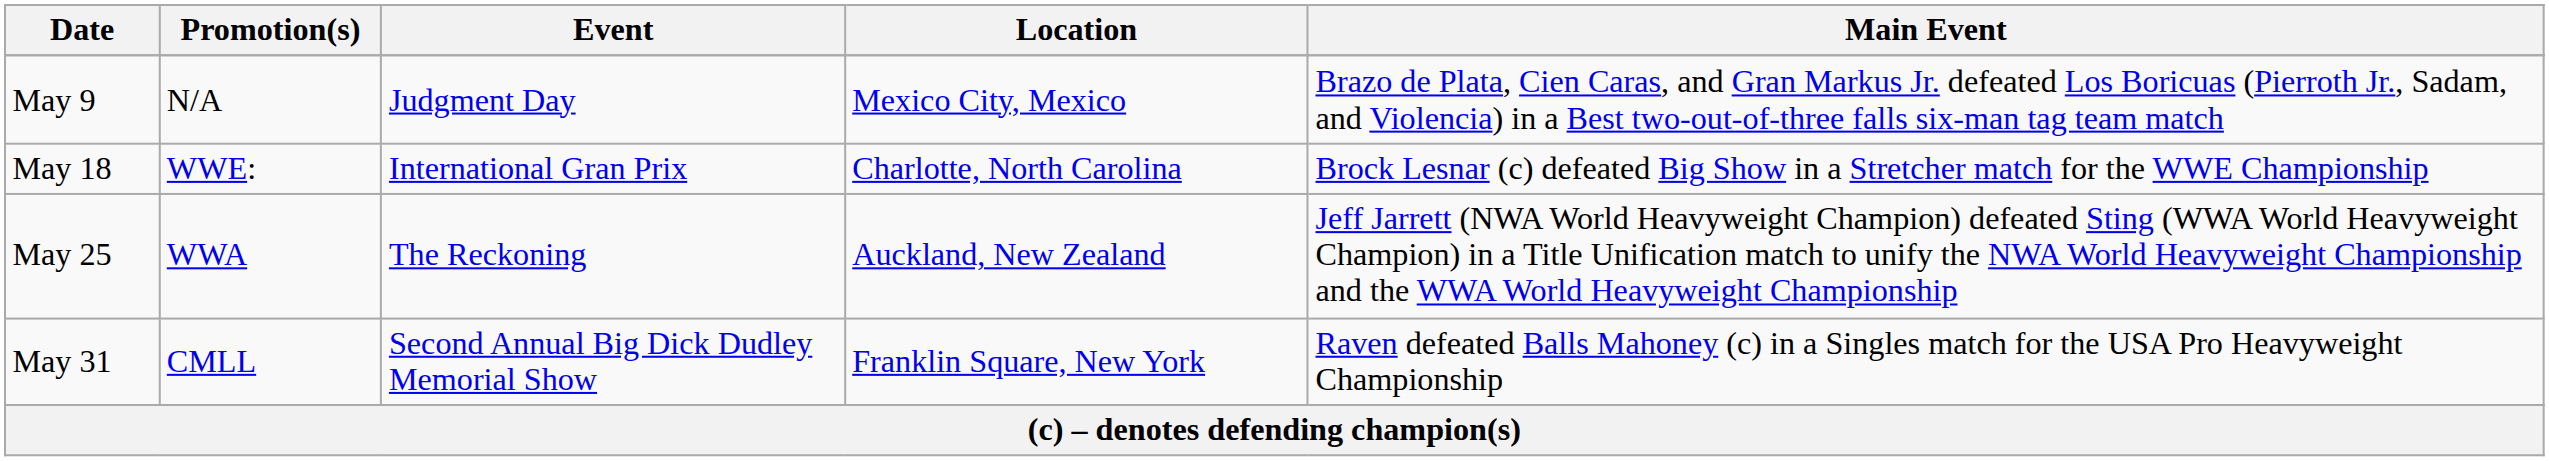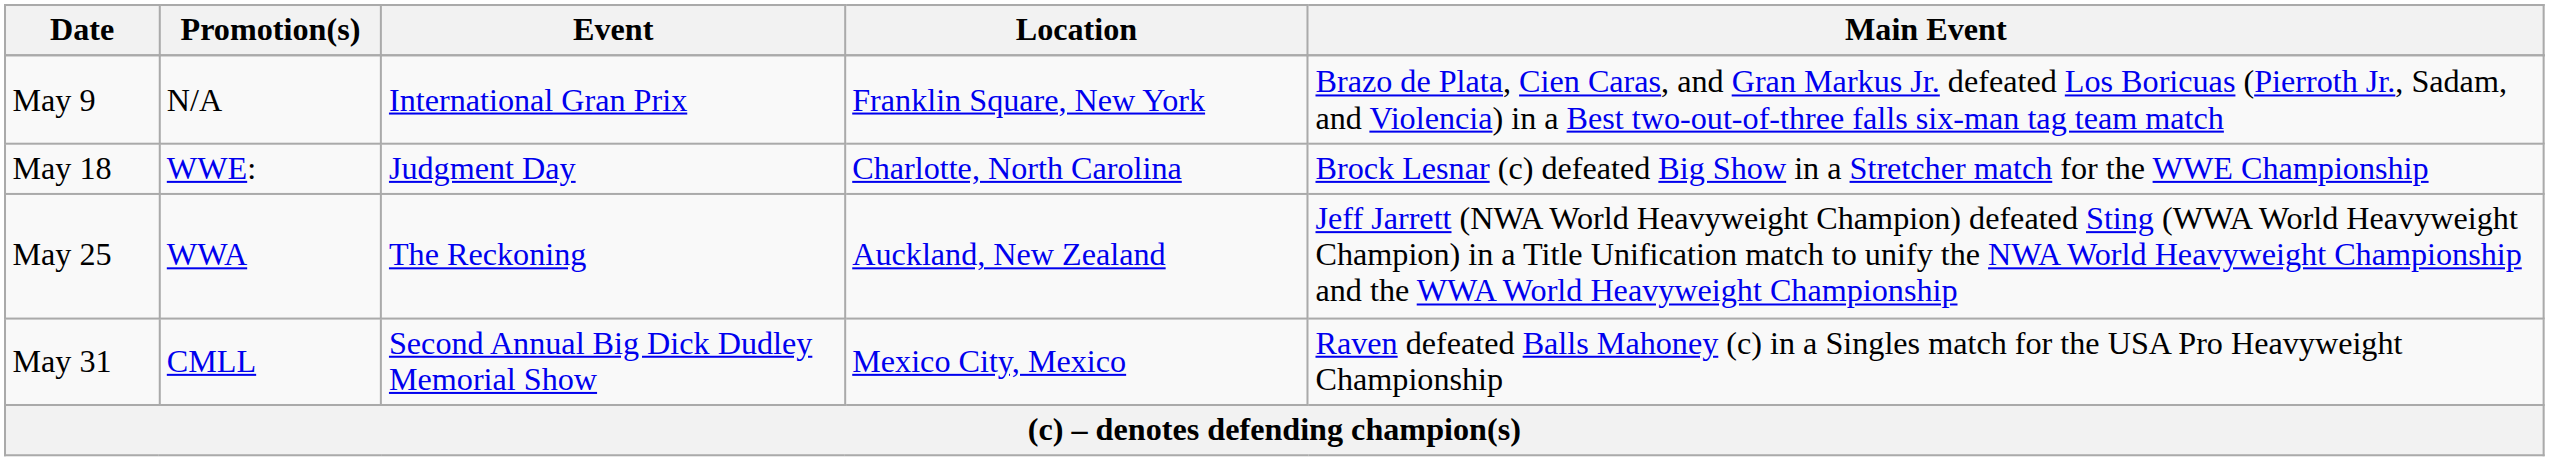(482, 99) Judgment Day -> (538, 99) International Gran Prix
(989, 99) Mexico City, Mexico -> (1029, 99) Franklin Square, New York
(538, 168) International Gran Prix -> (482, 168) Judgment Day
(1029, 360) Franklin Square, New York -> (989, 360) Mexico City, Mexico
